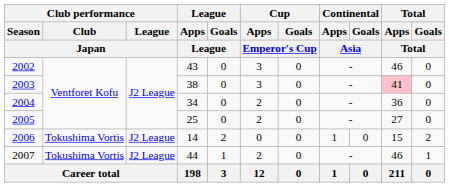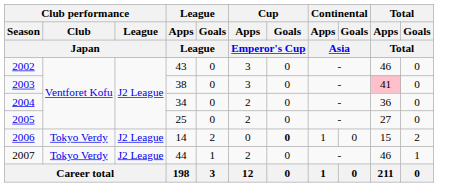(84, 137) Tokushima Vortis -> (79, 137) Tokyo Verdy
(299, 137) normal -> (287, 137) bold
(84, 155) Tokushima Vortis -> (79, 155) Tokyo Verdy
